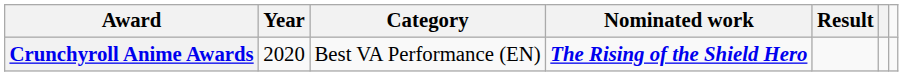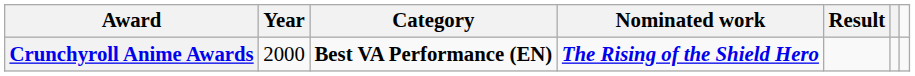(284, 53) 2020 -> (284, 53) 2000
(428, 53) normal -> (433, 53) bold
